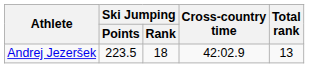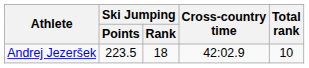(286, 54) 13 -> (286, 54) 10
